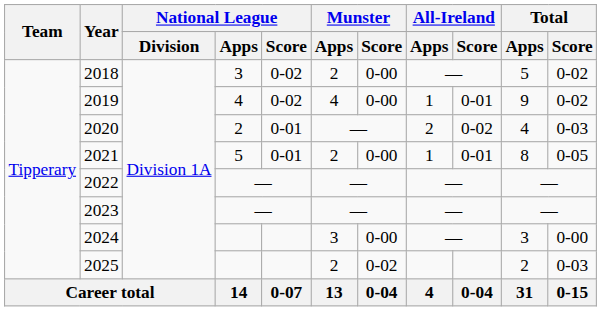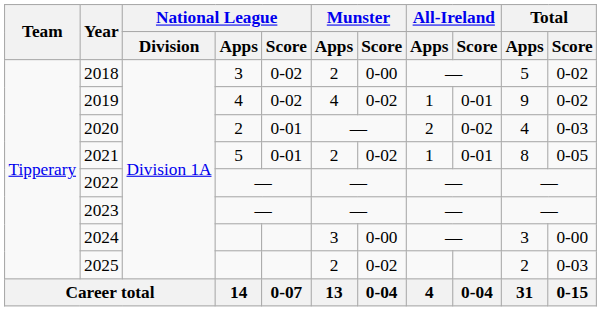(382, 100) 0-00 -> (382, 100) 0-02
(382, 155) 0-00 -> (382, 155) 0-02
